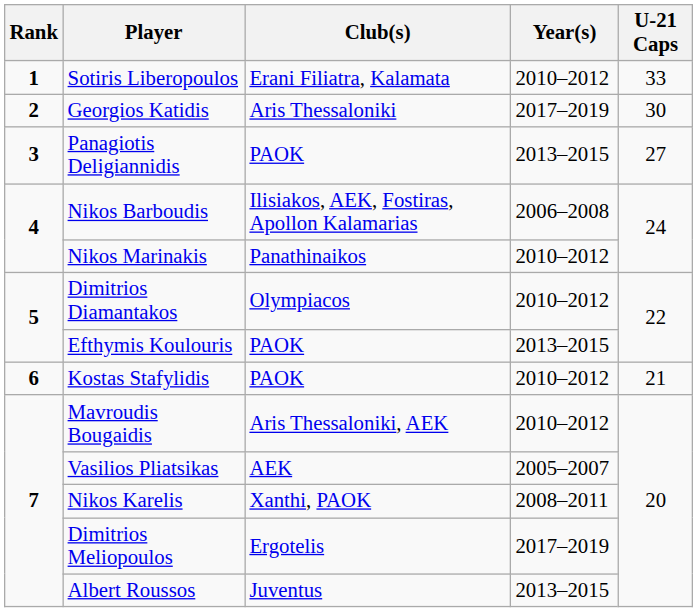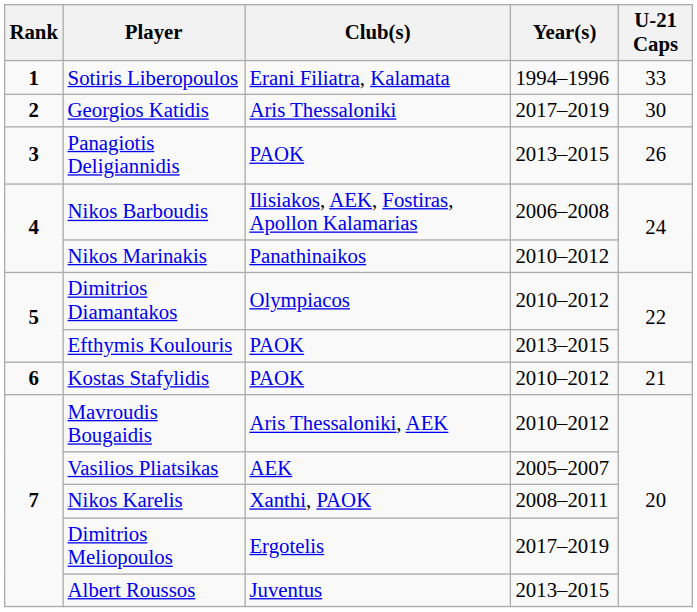(562, 77) 2010–2012 -> (562, 77) 1994–1996
(656, 155) 27 -> (656, 155) 26
